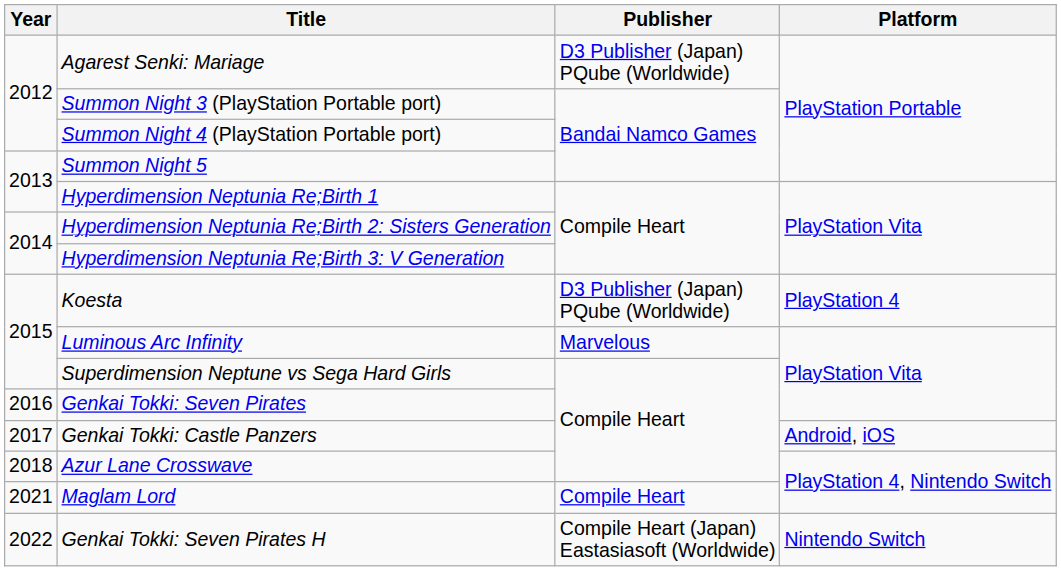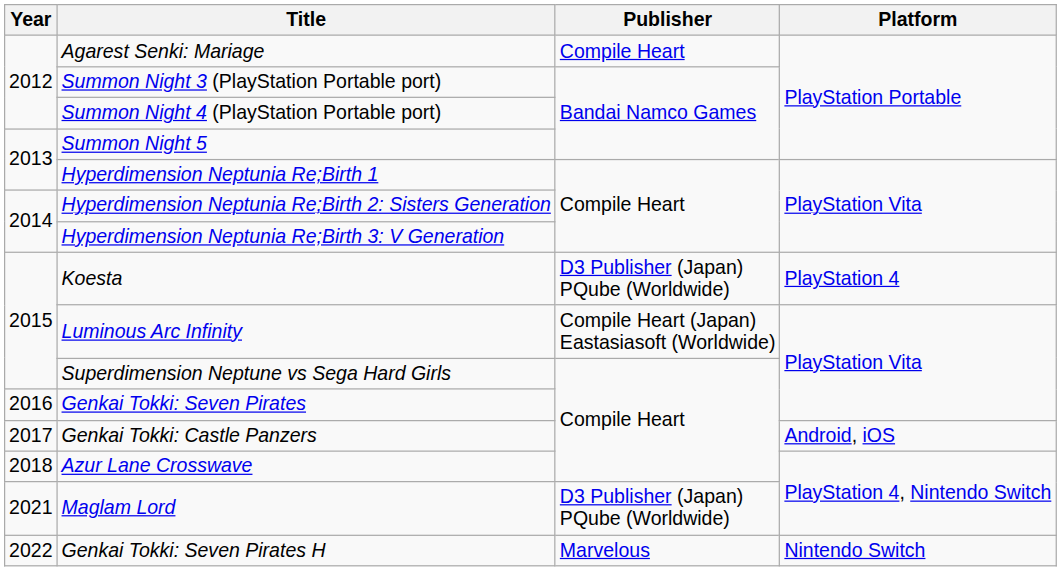(652, 61) D3 Publisher (Japan) PQube (Worldwide) -> (622, 50) Compile Heart
(605, 342) Marvelous -> (668, 331) Compile Heart (Japan) Eastasiasoft (Worldwide)
(622, 497) Compile Heart -> (652, 508) D3 Publisher (Japan) PQube (Worldwide)
(668, 539) Compile Heart (Japan) Eastasiasoft (Worldwide) -> (605, 550) Marvelous
